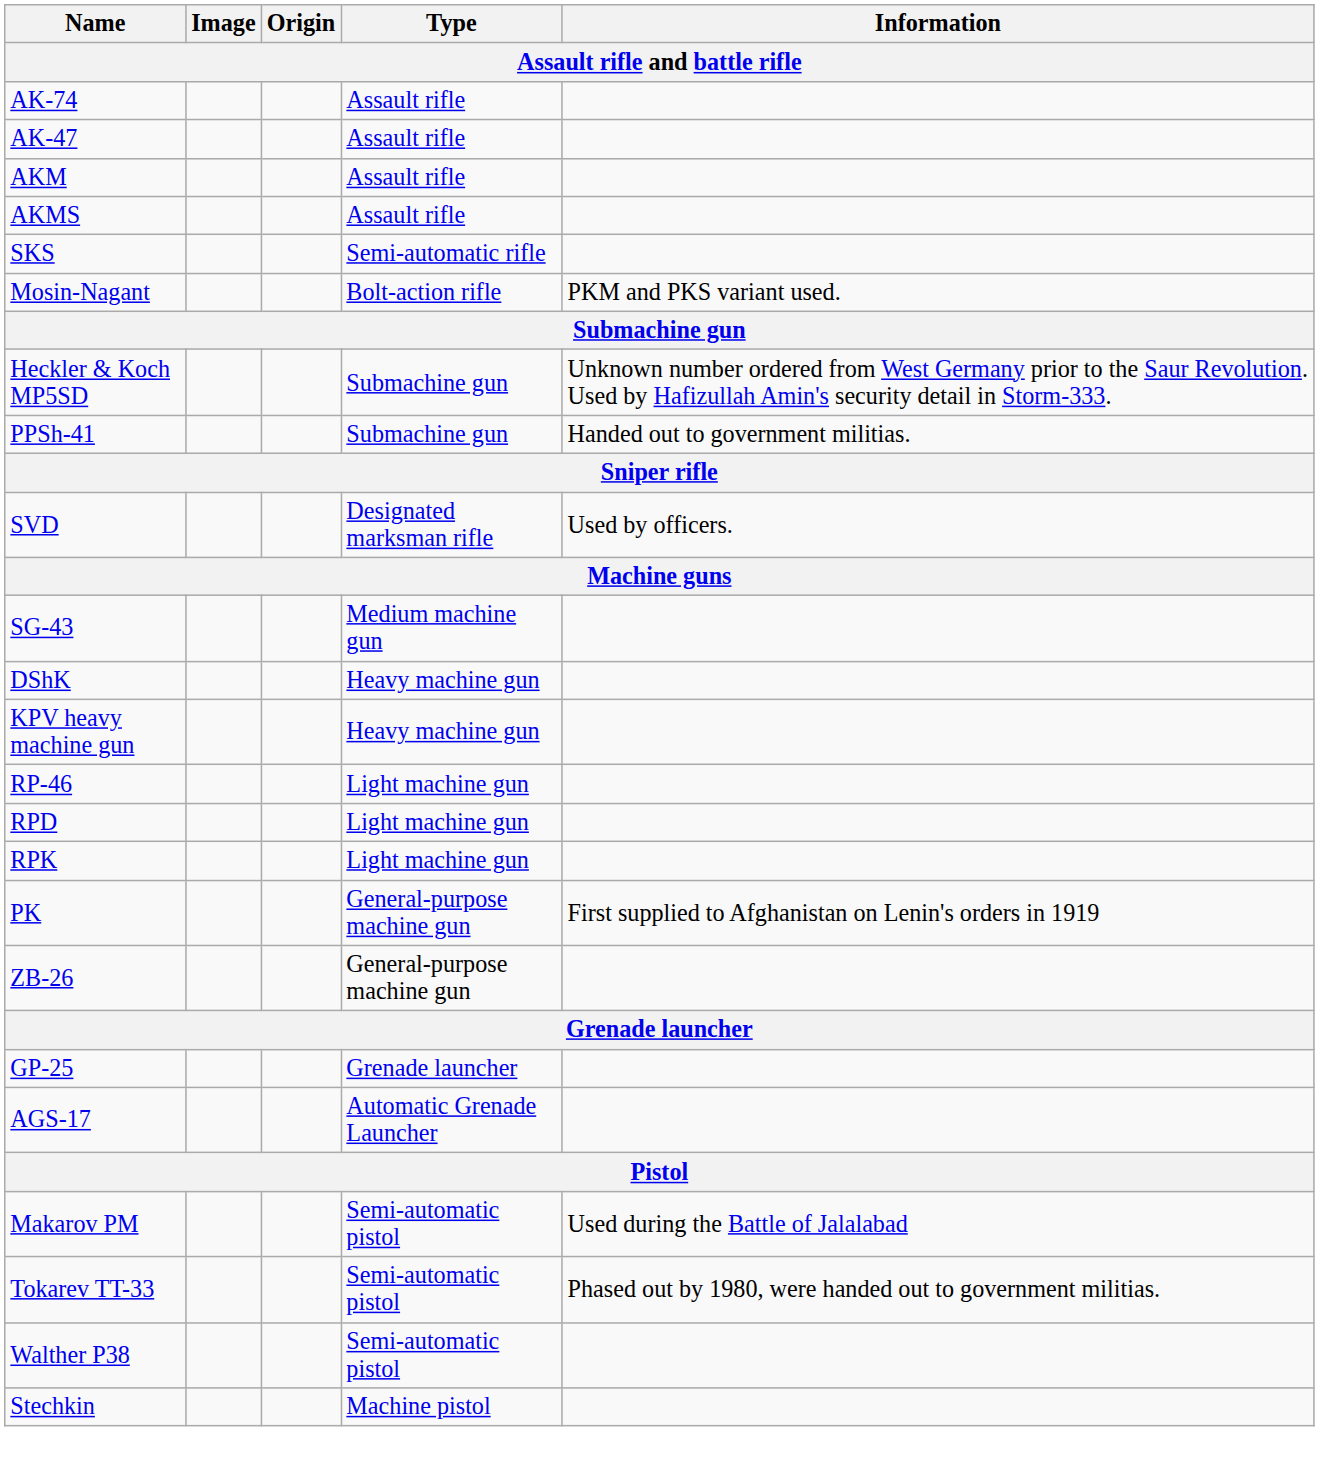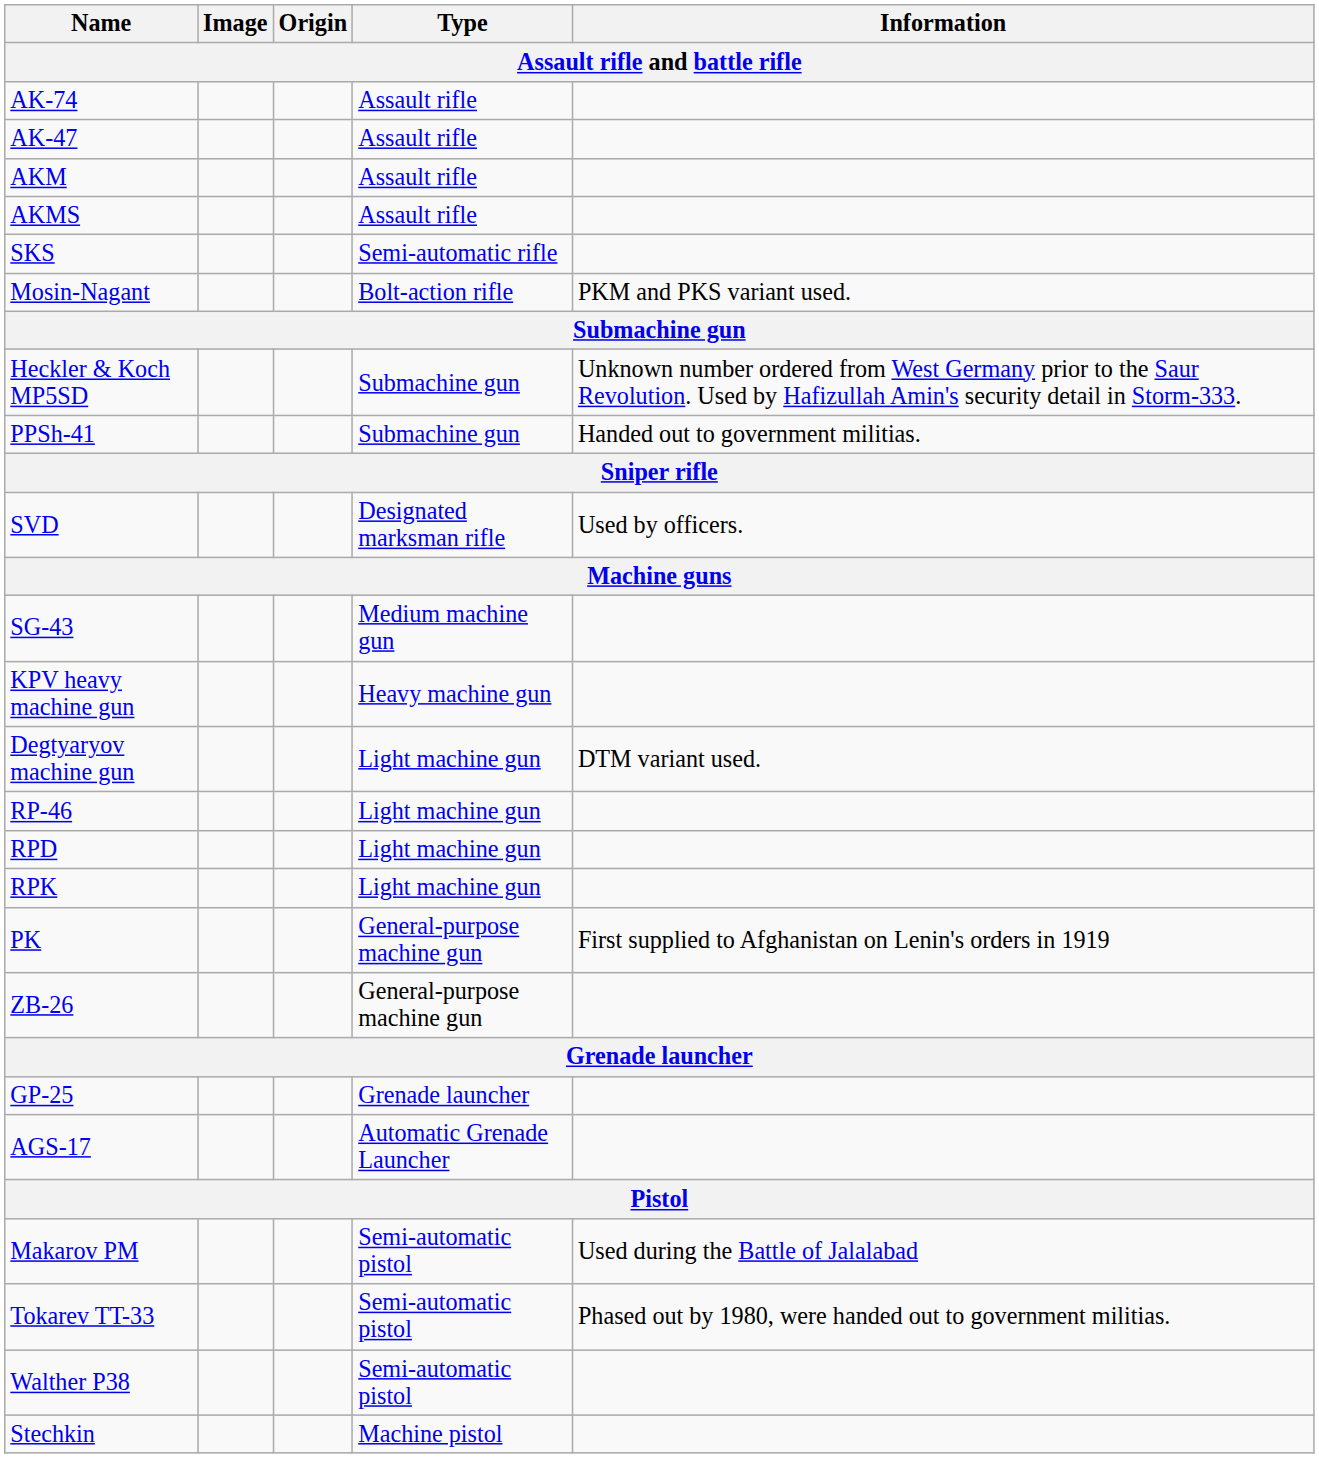- row: (41, 679)
+ row: (72, 759)
